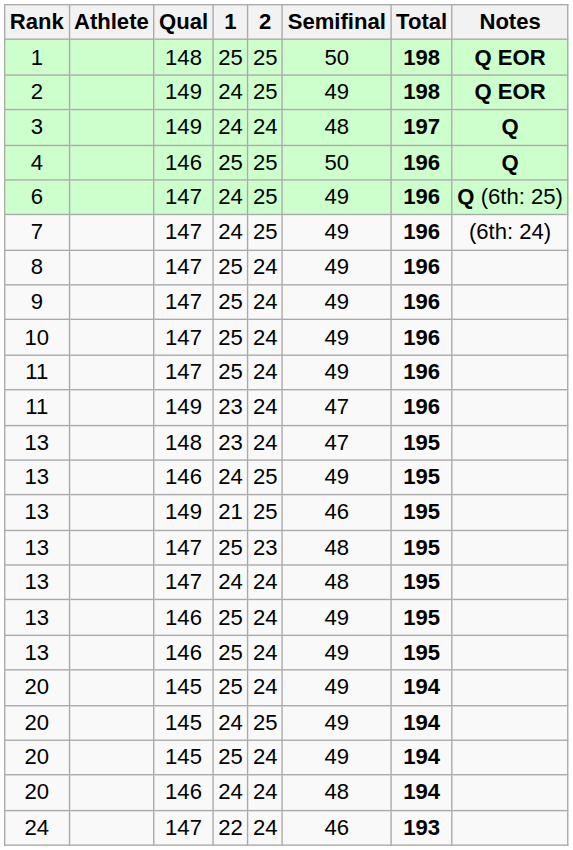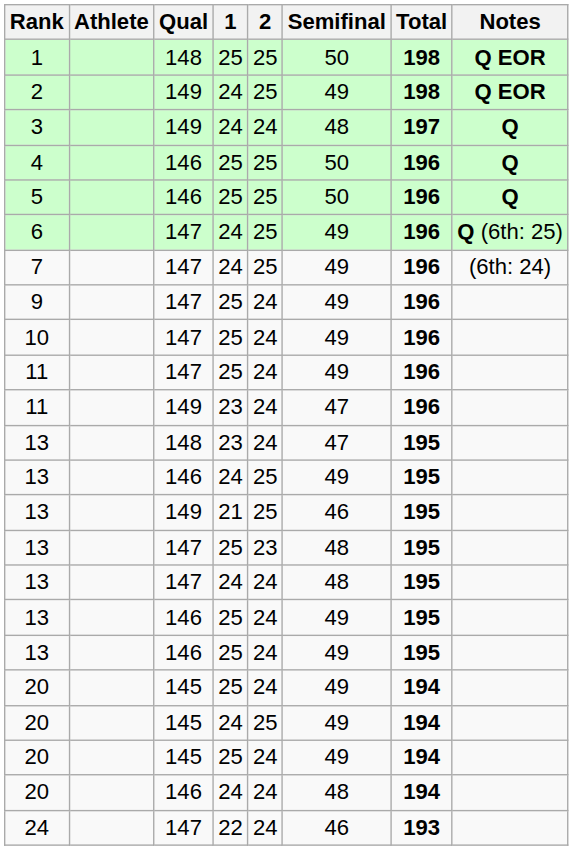+ row: (37, 197)
- row: (37, 267)
